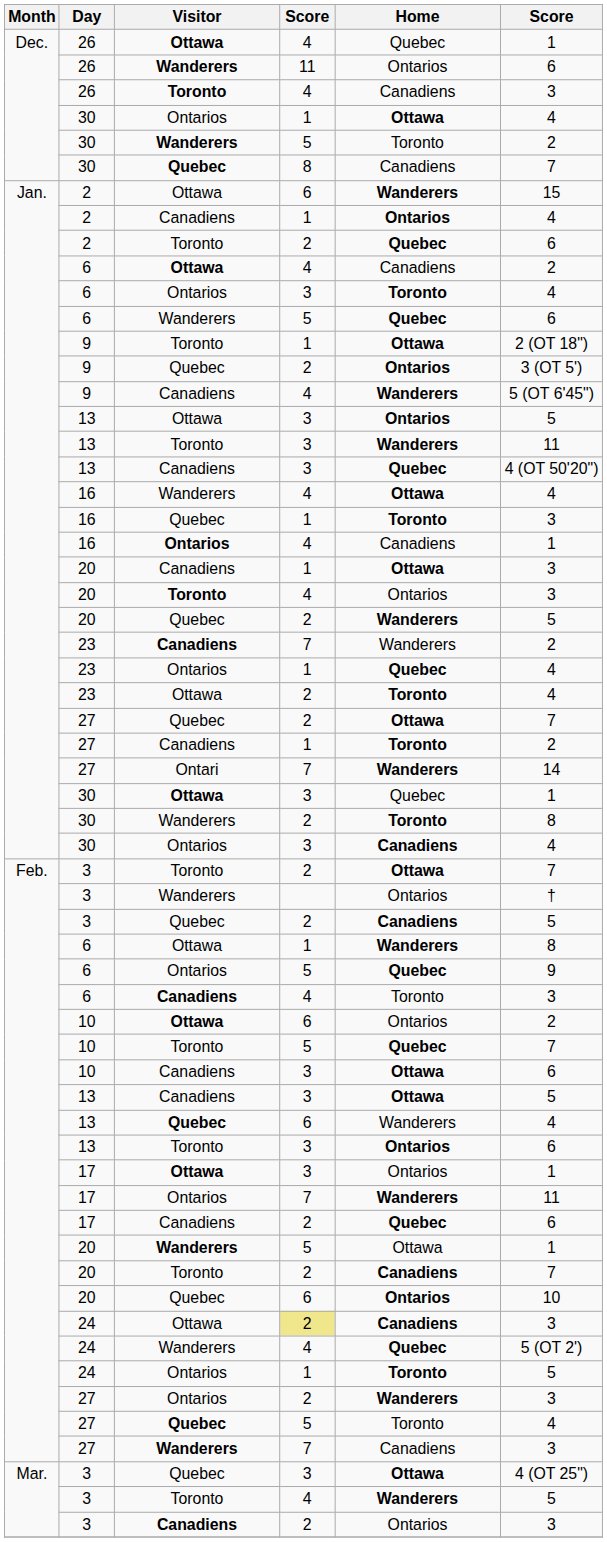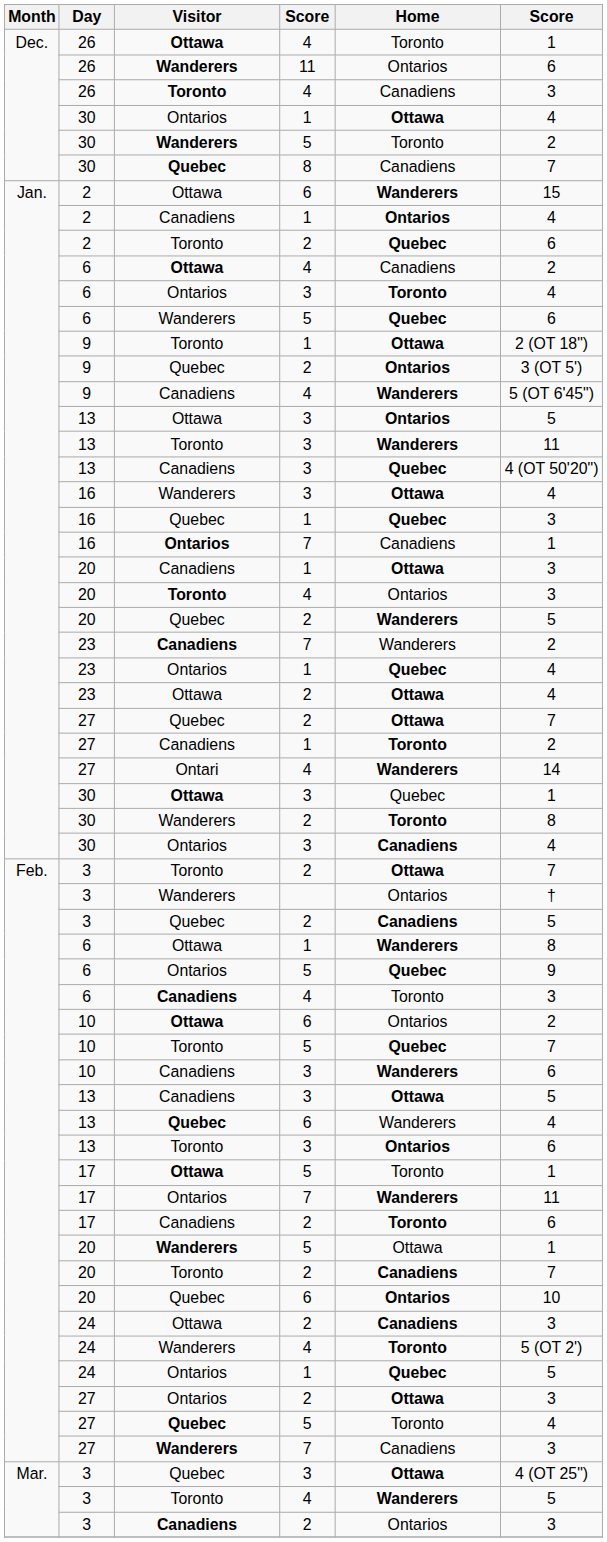(418, 42) Quebec -> (418, 42) Toronto
(307, 494) 4 -> (307, 494) 3
(418, 519) Toronto -> (418, 519) Quebec
(307, 544) 4 -> (307, 544) 7
(418, 695) Toronto -> (418, 695) Ottawa
(307, 770) 7 -> (307, 770) 4
(418, 1072) Ottawa -> (418, 1072) Wanderers
(307, 1172) 3 -> (307, 1172) 5
(418, 1172) Ontarios -> (418, 1172) Toronto
(418, 1222) Quebec -> (418, 1222) Toronto
(307, 1323) khaki background -> (307, 1323) no background
(418, 1348) Quebec -> (418, 1348) Toronto
(418, 1373) Toronto -> (418, 1373) Quebec
(418, 1398) Wanderers -> (418, 1398) Ottawa
